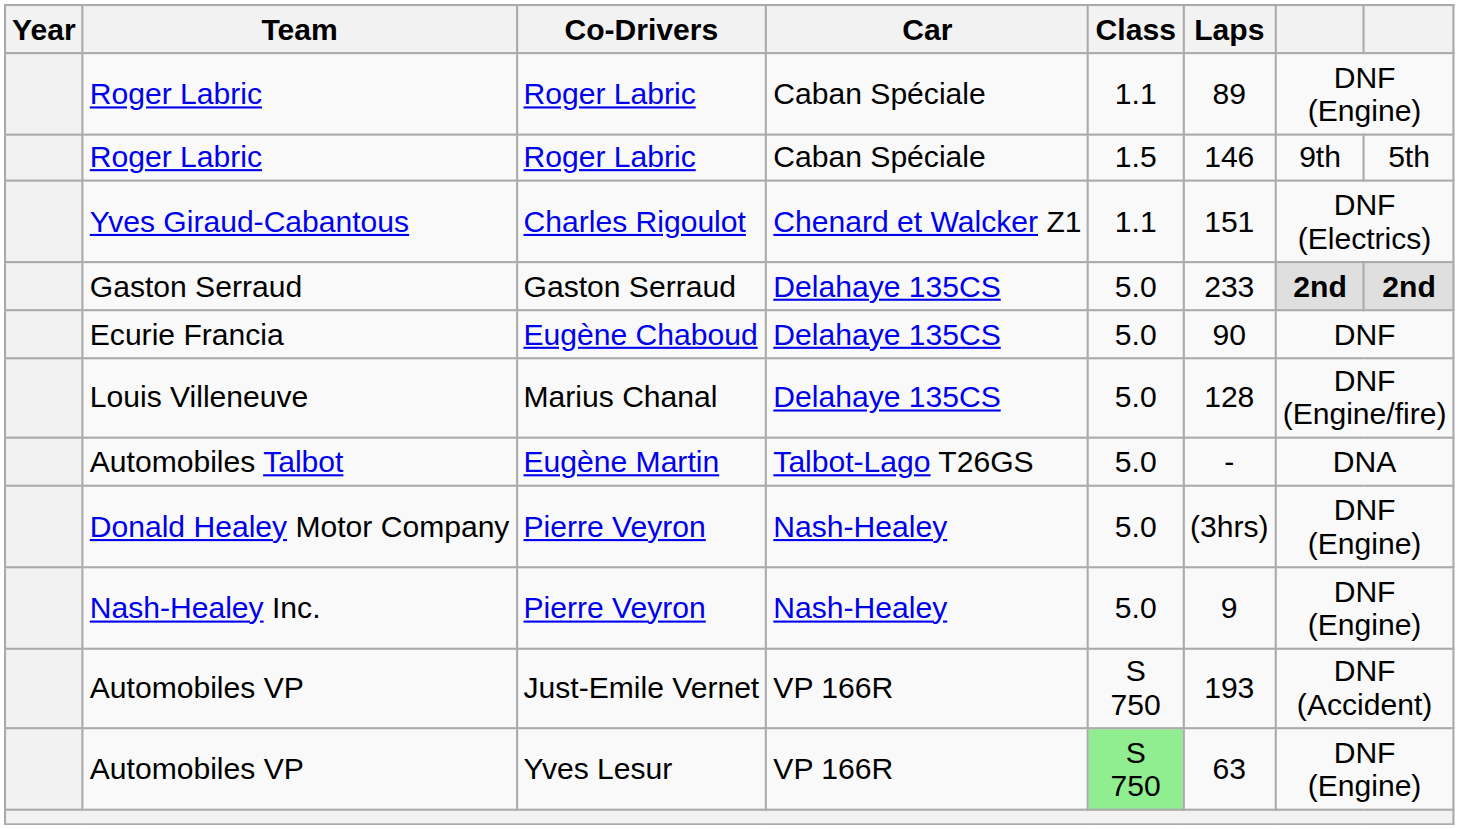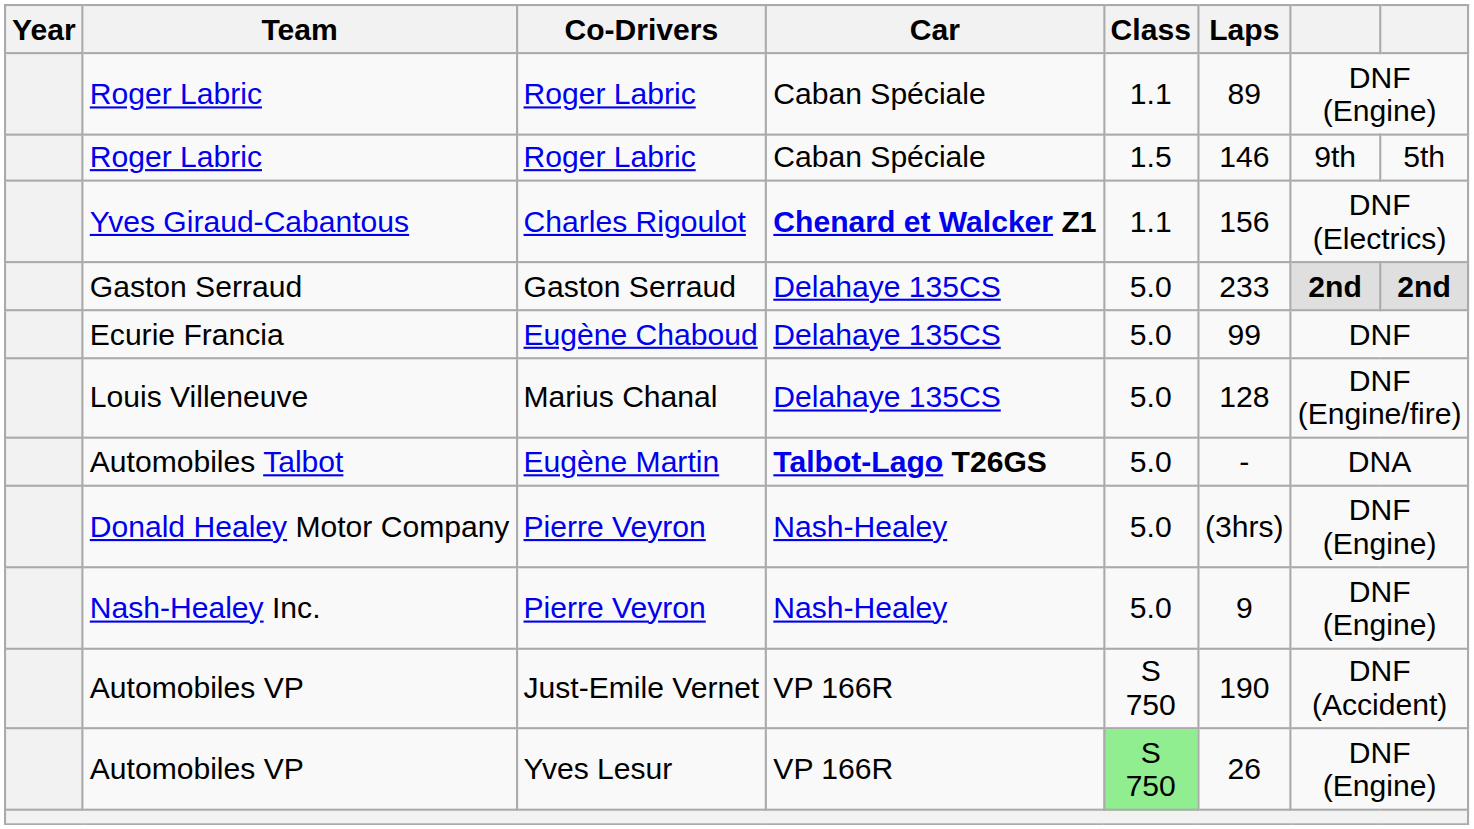(927, 222) normal -> (935, 222) bold
(1229, 222) 151 -> (1244, 222) 156
(1229, 334) 90 -> (1244, 334) 99
(904, 462) normal -> (910, 462) bold
(1229, 689) 193 -> (1244, 689) 190
(1229, 770) 63 -> (1244, 770) 26
